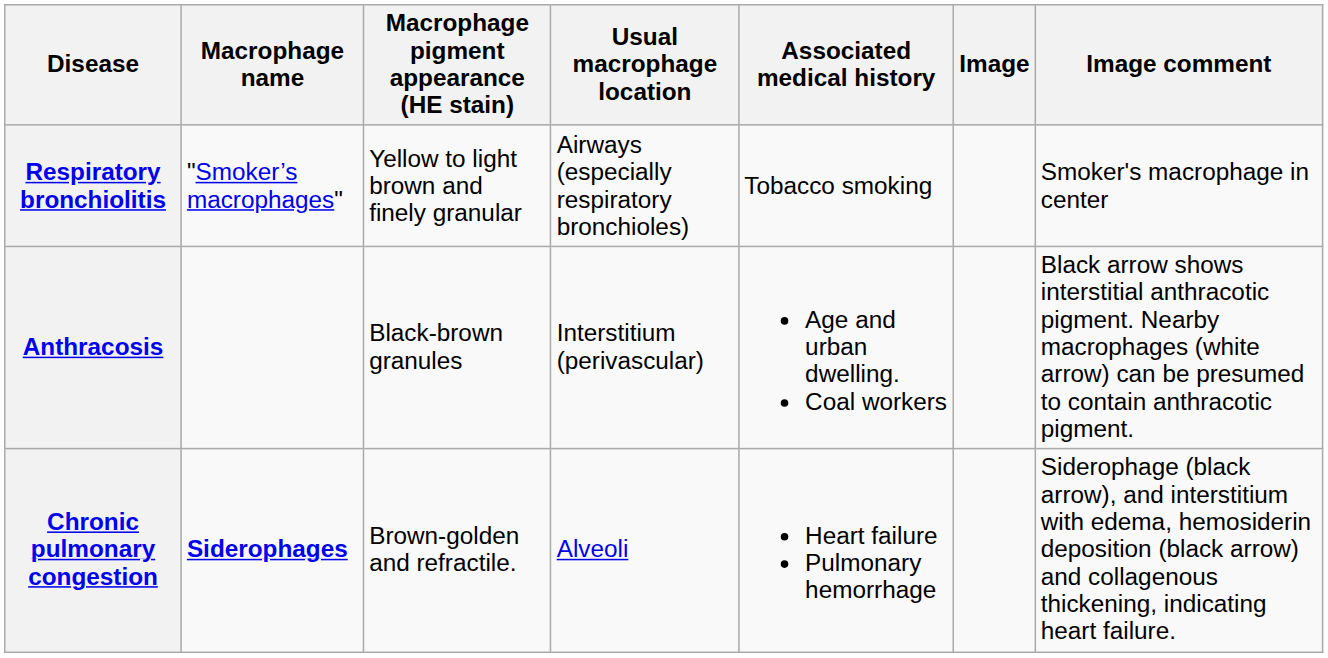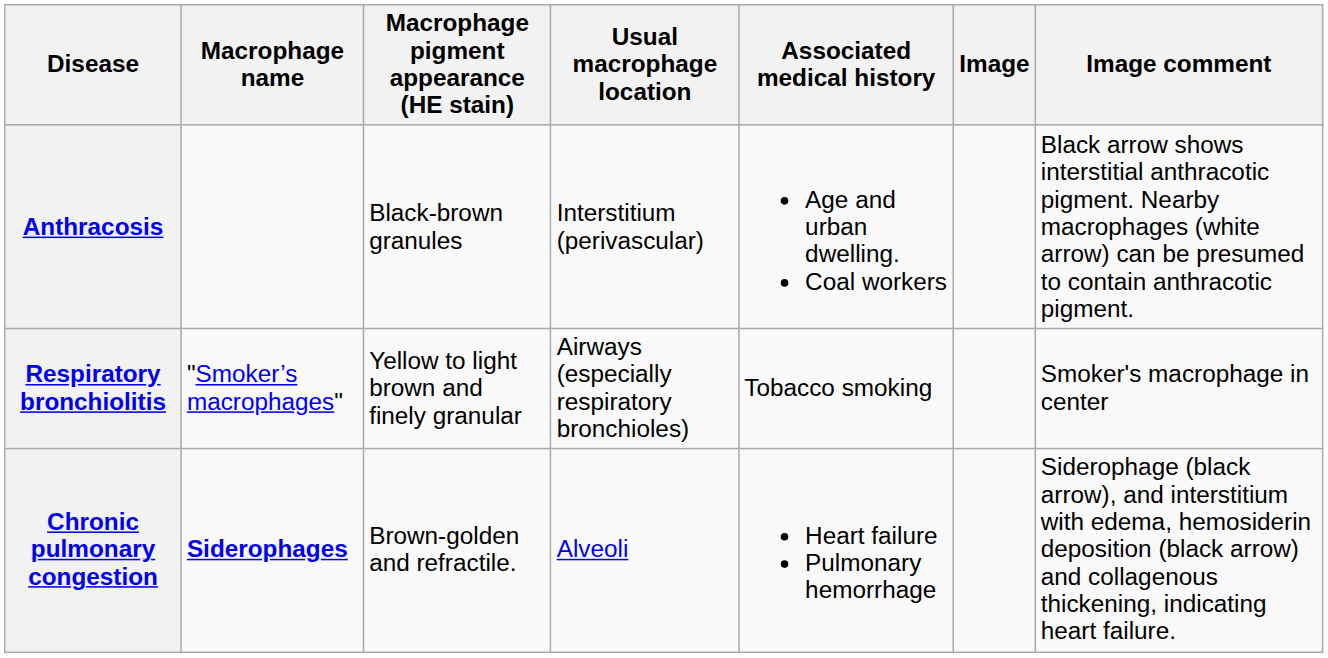rows swapped: (93, 347) <-> (93, 185)
